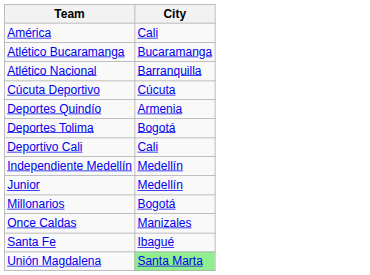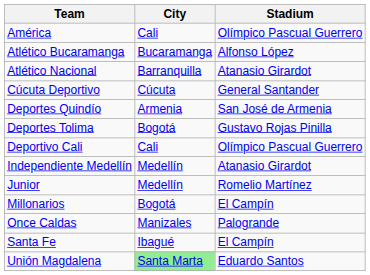+ column: (290, 14)
